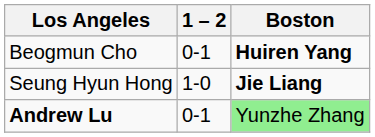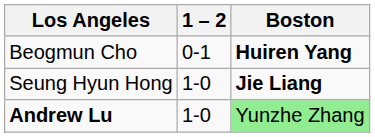(196, 115) 0-1 -> (196, 115) 1-0
